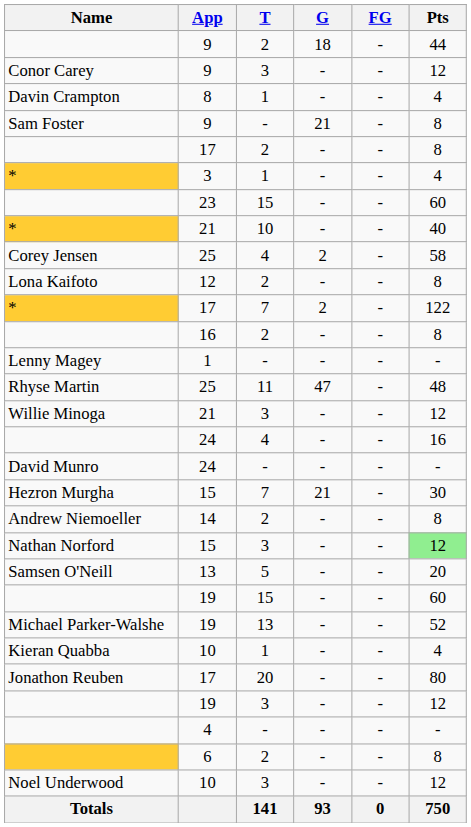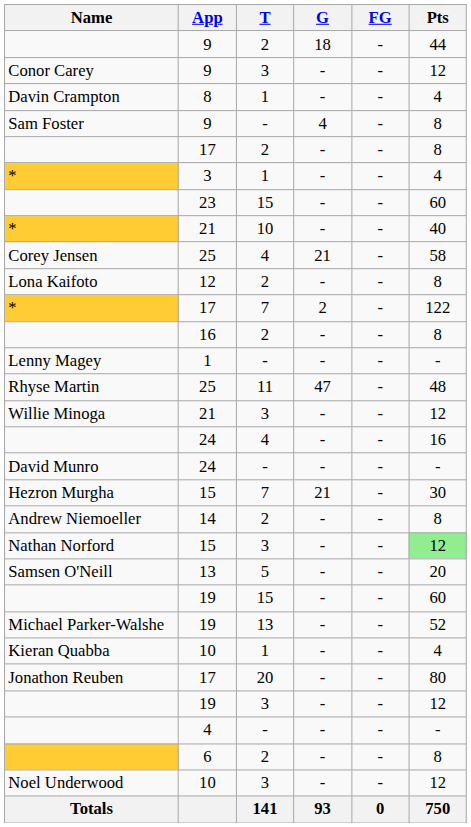(323, 123) 21 -> (323, 123) 4
(323, 255) 2 -> (323, 255) 21
